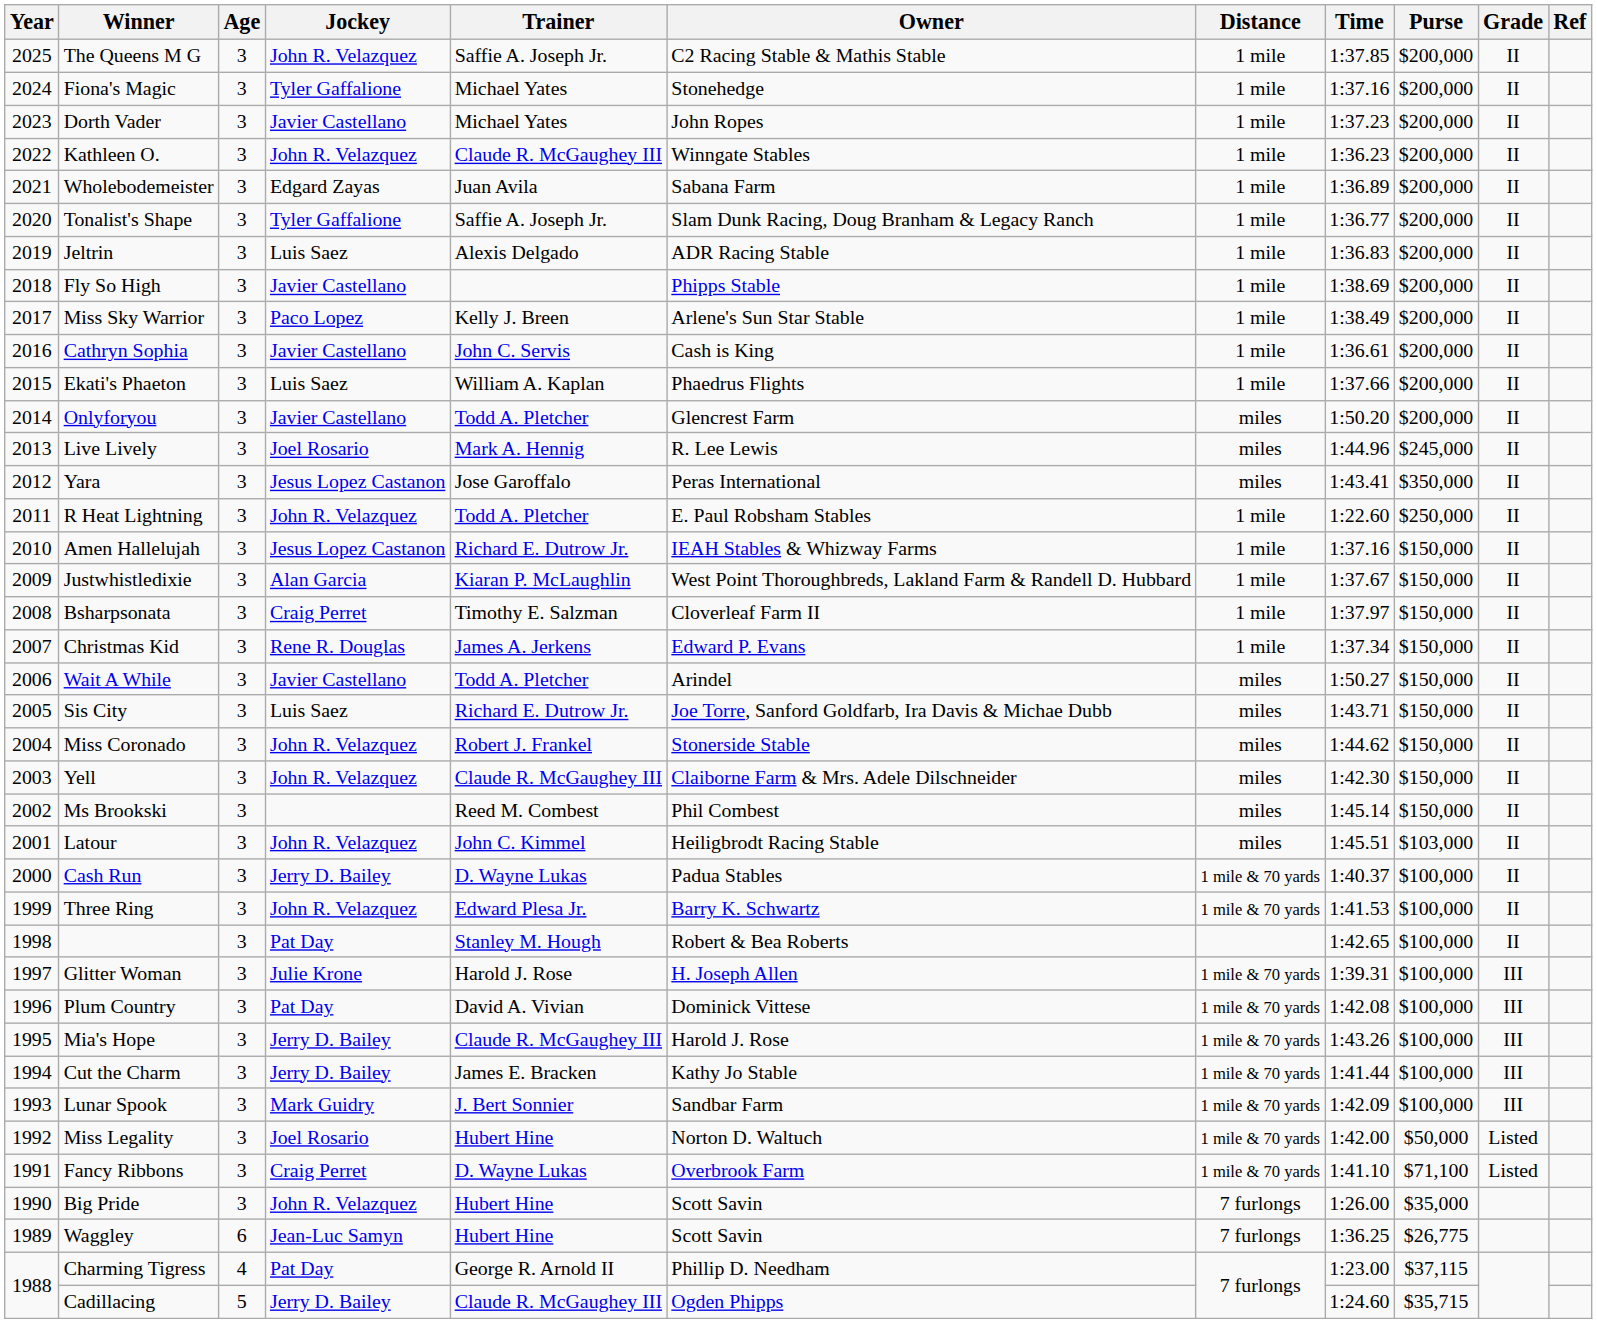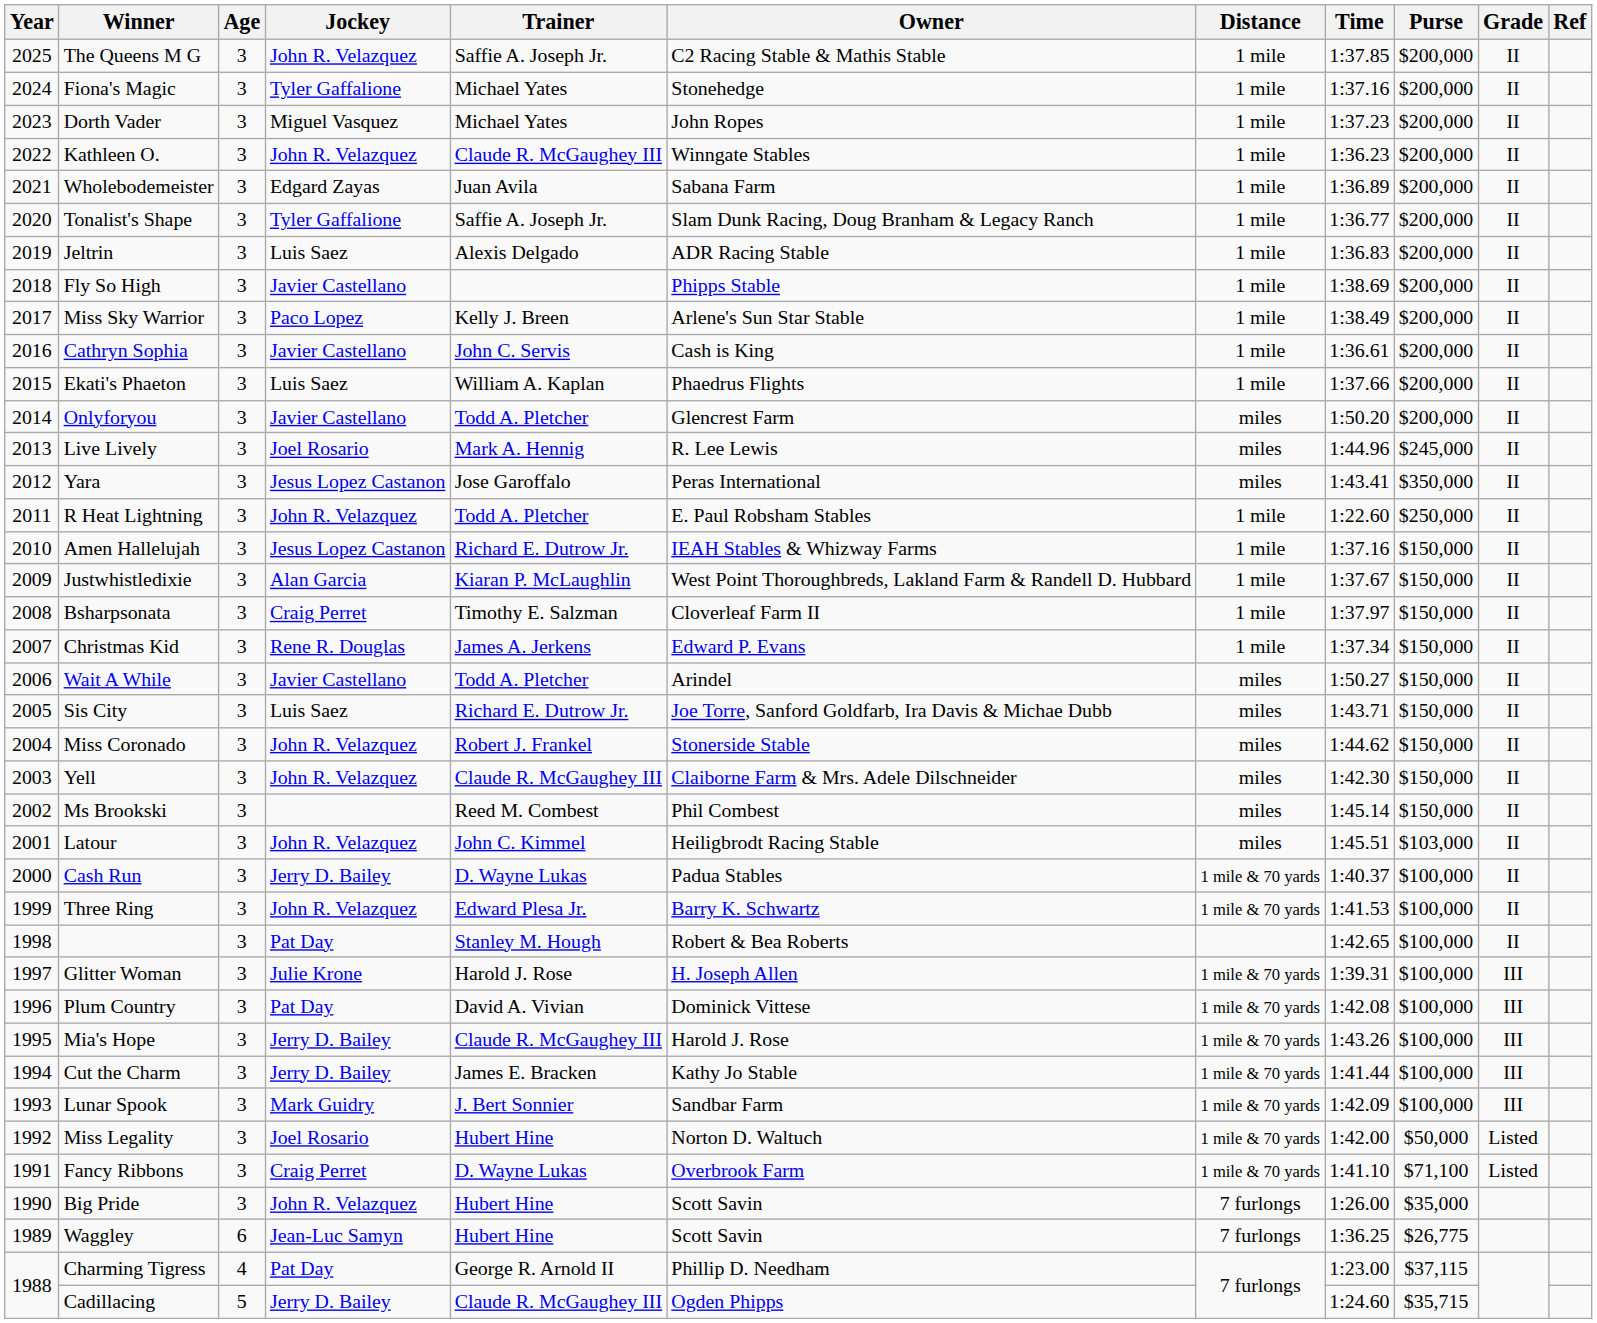(338, 121) Javier Castellano -> (334, 121) Miguel Vasquez
